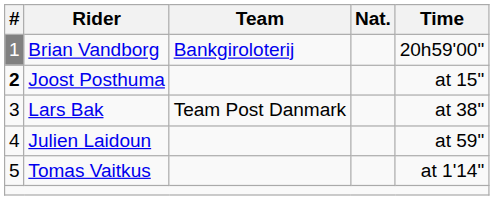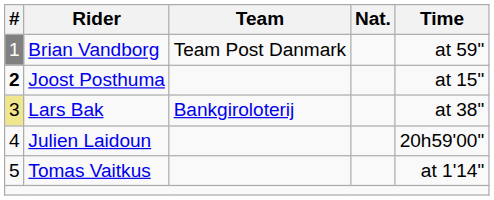(234, 49) Bankgiroloterij -> (260, 49) Team Post Danmark
(442, 49) 20h59'00" -> (460, 49) at 59"
(14, 110) no background -> (14, 110) khaki background
(260, 110) Team Post Danmark -> (234, 110) Bankgiroloterij
(460, 140) at 59" -> (442, 140) 20h59'00"
